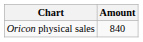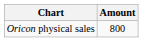(117, 28) 840 -> (117, 28) 800
